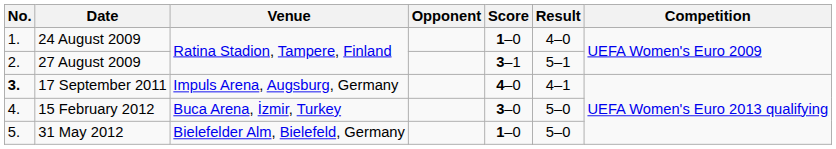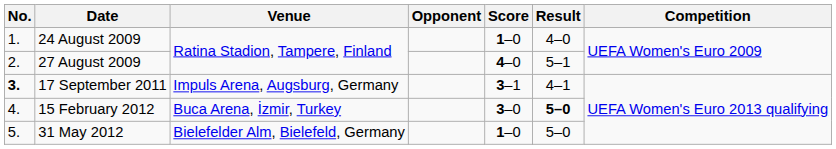(508, 62) 3–1 -> (508, 62) 4–0
(508, 86) 4–0 -> (508, 86) 3–1
(558, 109) normal -> (558, 109) bold
